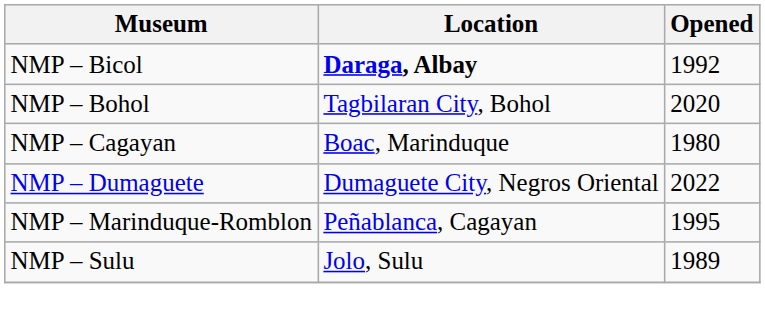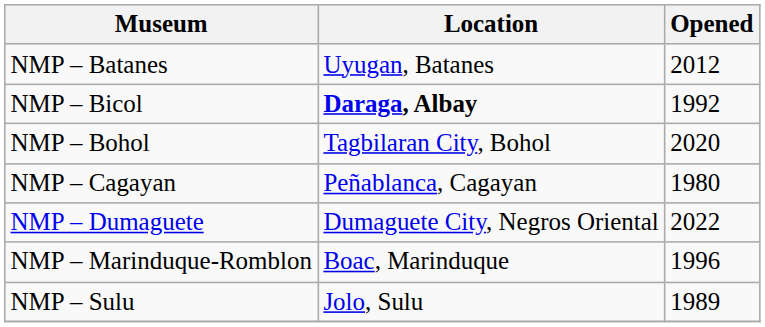+ row: (89, 63)
(416, 143) Boac, Marinduque -> (430, 182) Peñablanca, Cagayan
(430, 222) Peñablanca, Cagayan -> (416, 261) Boac, Marinduque
(695, 222) 1995 -> (695, 261) 1996
